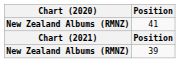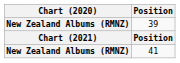rows swapped: (153, 51) <-> (153, 24)
